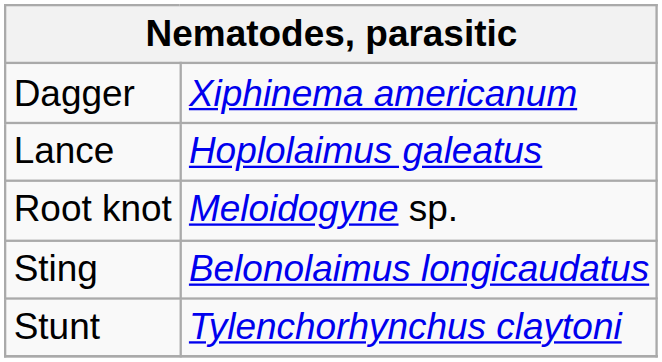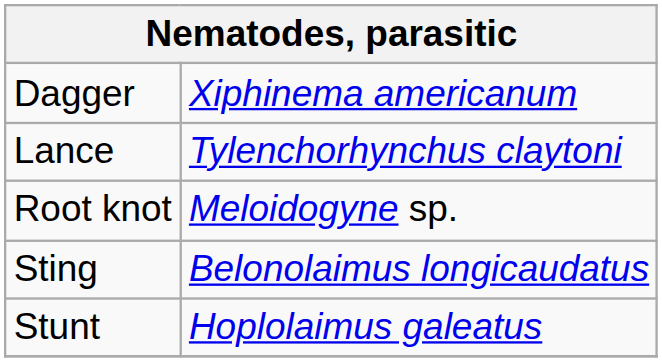(366, 151) Hoplolaimus galeatus -> (405, 151) Tylenchorhynchus claytoni
(405, 326) Tylenchorhynchus claytoni -> (366, 326) Hoplolaimus galeatus
